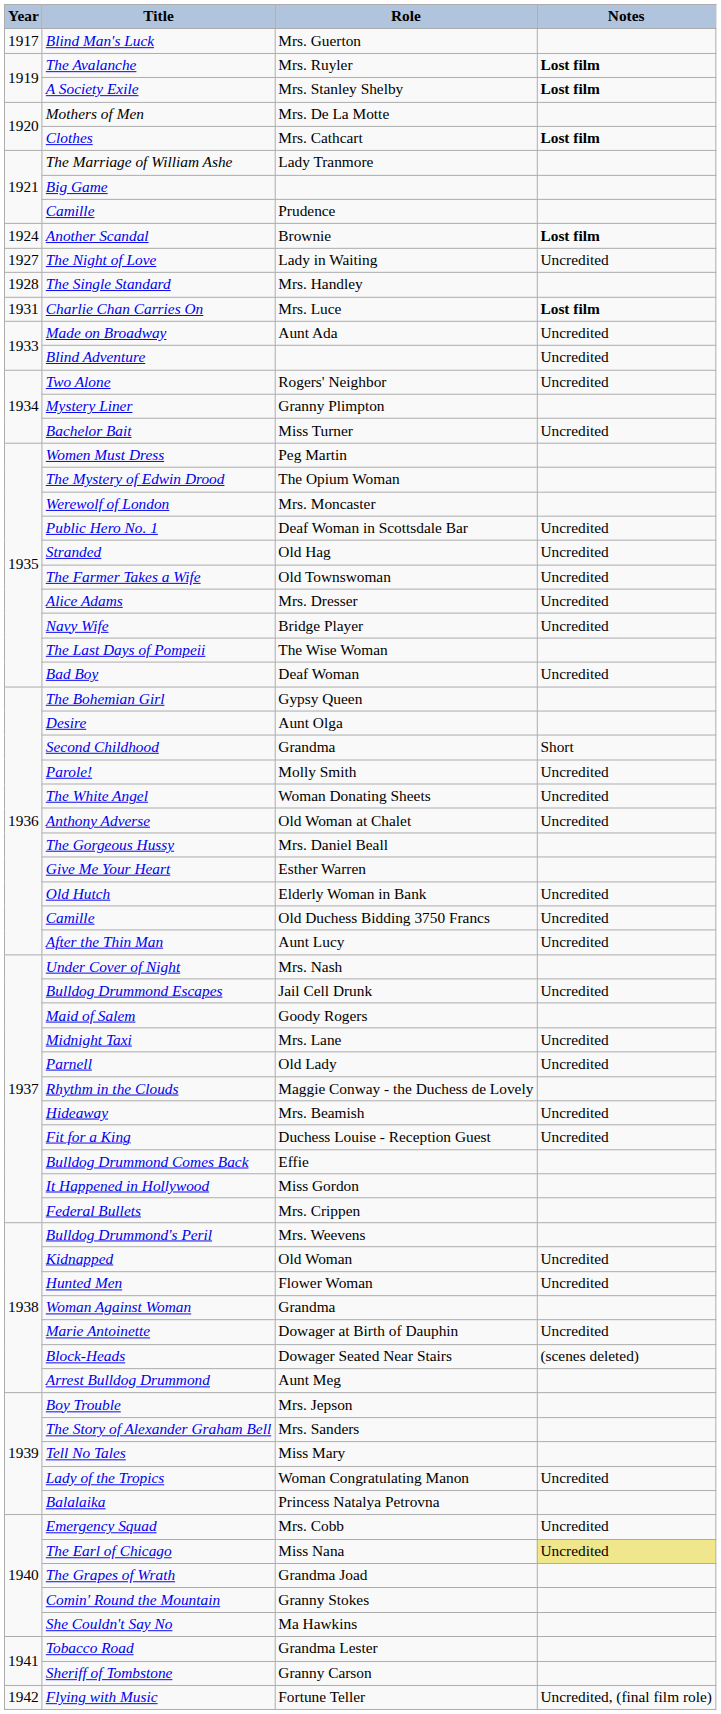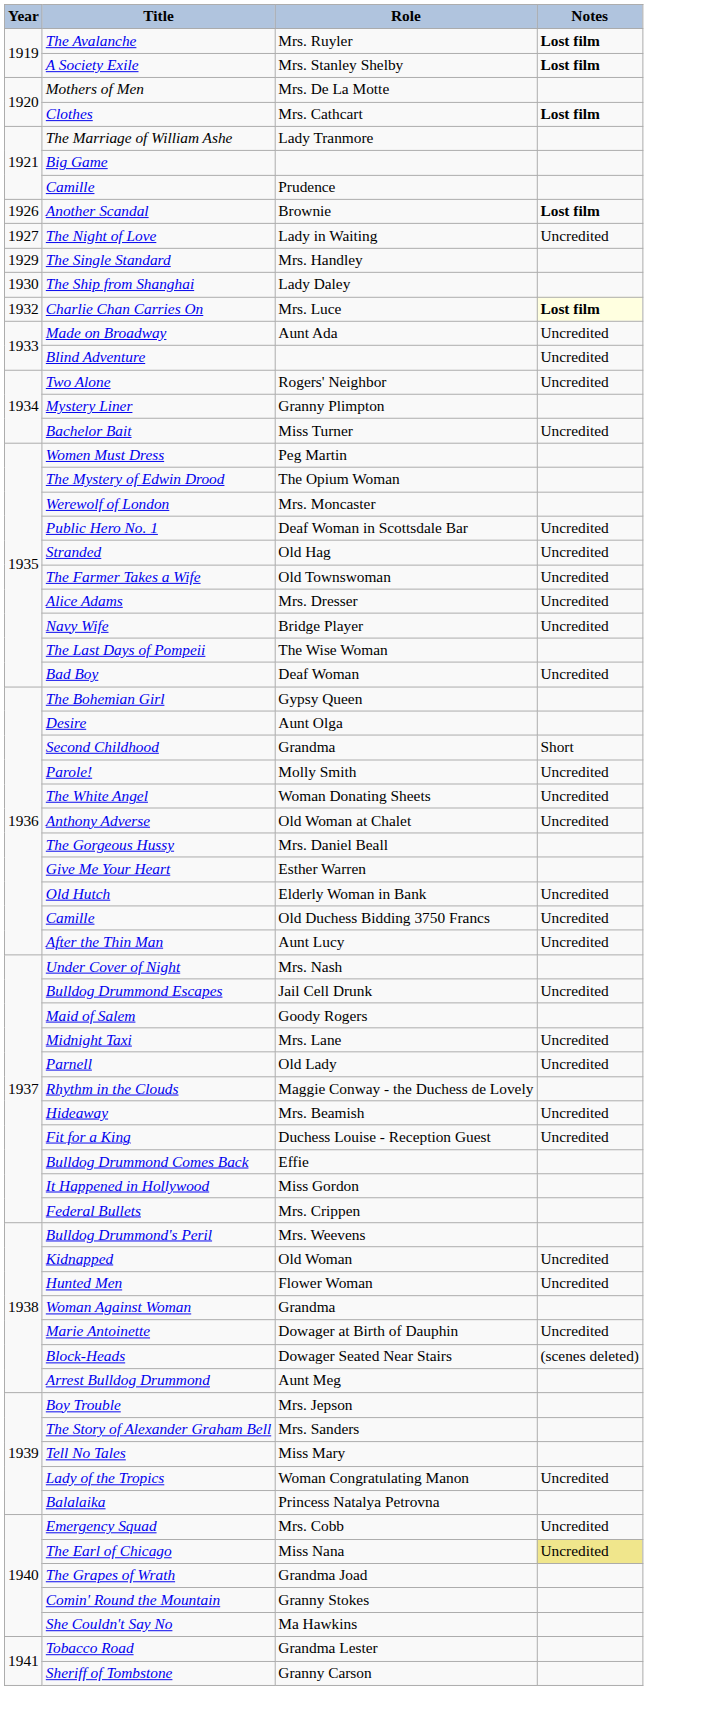- row: (100, 41)
(23, 235) 1924 -> (23, 211) 1926
(23, 284) 1928 -> (23, 260) 1929
+ row: (120, 284)
(23, 308) 1931 -> (23, 308) 1932
(570, 308) no background -> (570, 308) lightyellow background
- row: (102, 1697)
